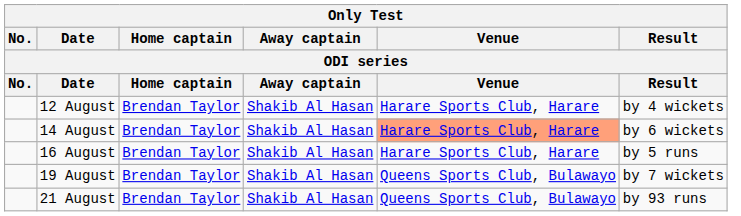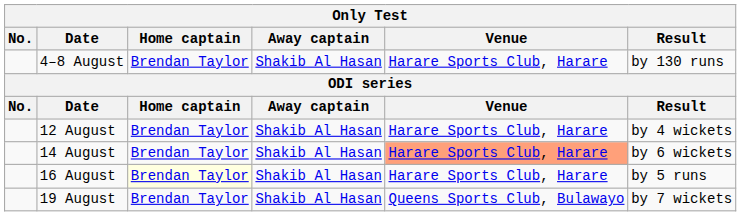+ row: (82, 62)
(181, 153) no background -> (190, 176) lightyellow background
- row: (78, 199)
